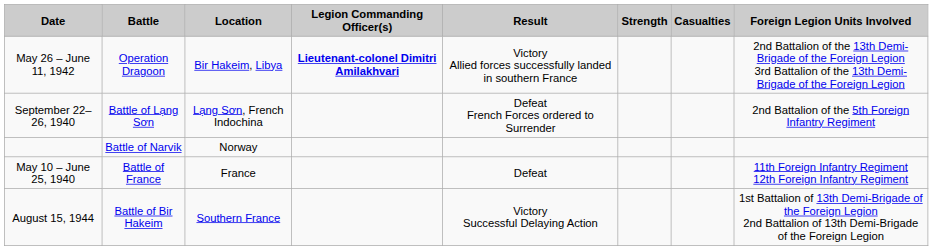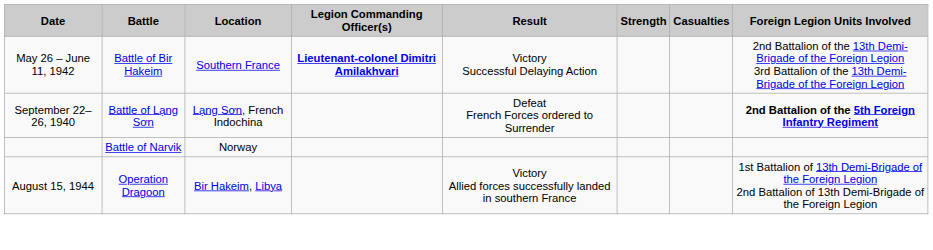(143, 65) Operation Dragoon -> (143, 65) Battle of Bir Hakeim
(238, 65) Bir Hakeim, Libya -> (238, 65) Southern France
(530, 65) Victory Allied forces successfully landed in southern France -> (530, 65) Victory Successful Delaying Action
(831, 116) normal -> (830, 116) bold
- row: (53, 173)
(143, 217) Battle of Bir Hakeim -> (143, 185) Operation Dragoon
(238, 217) Southern France -> (238, 185) Bir Hakeim, Libya
(530, 217) Victory Successful Delaying Action -> (530, 185) Victory Allied forces successfully landed in southern France
